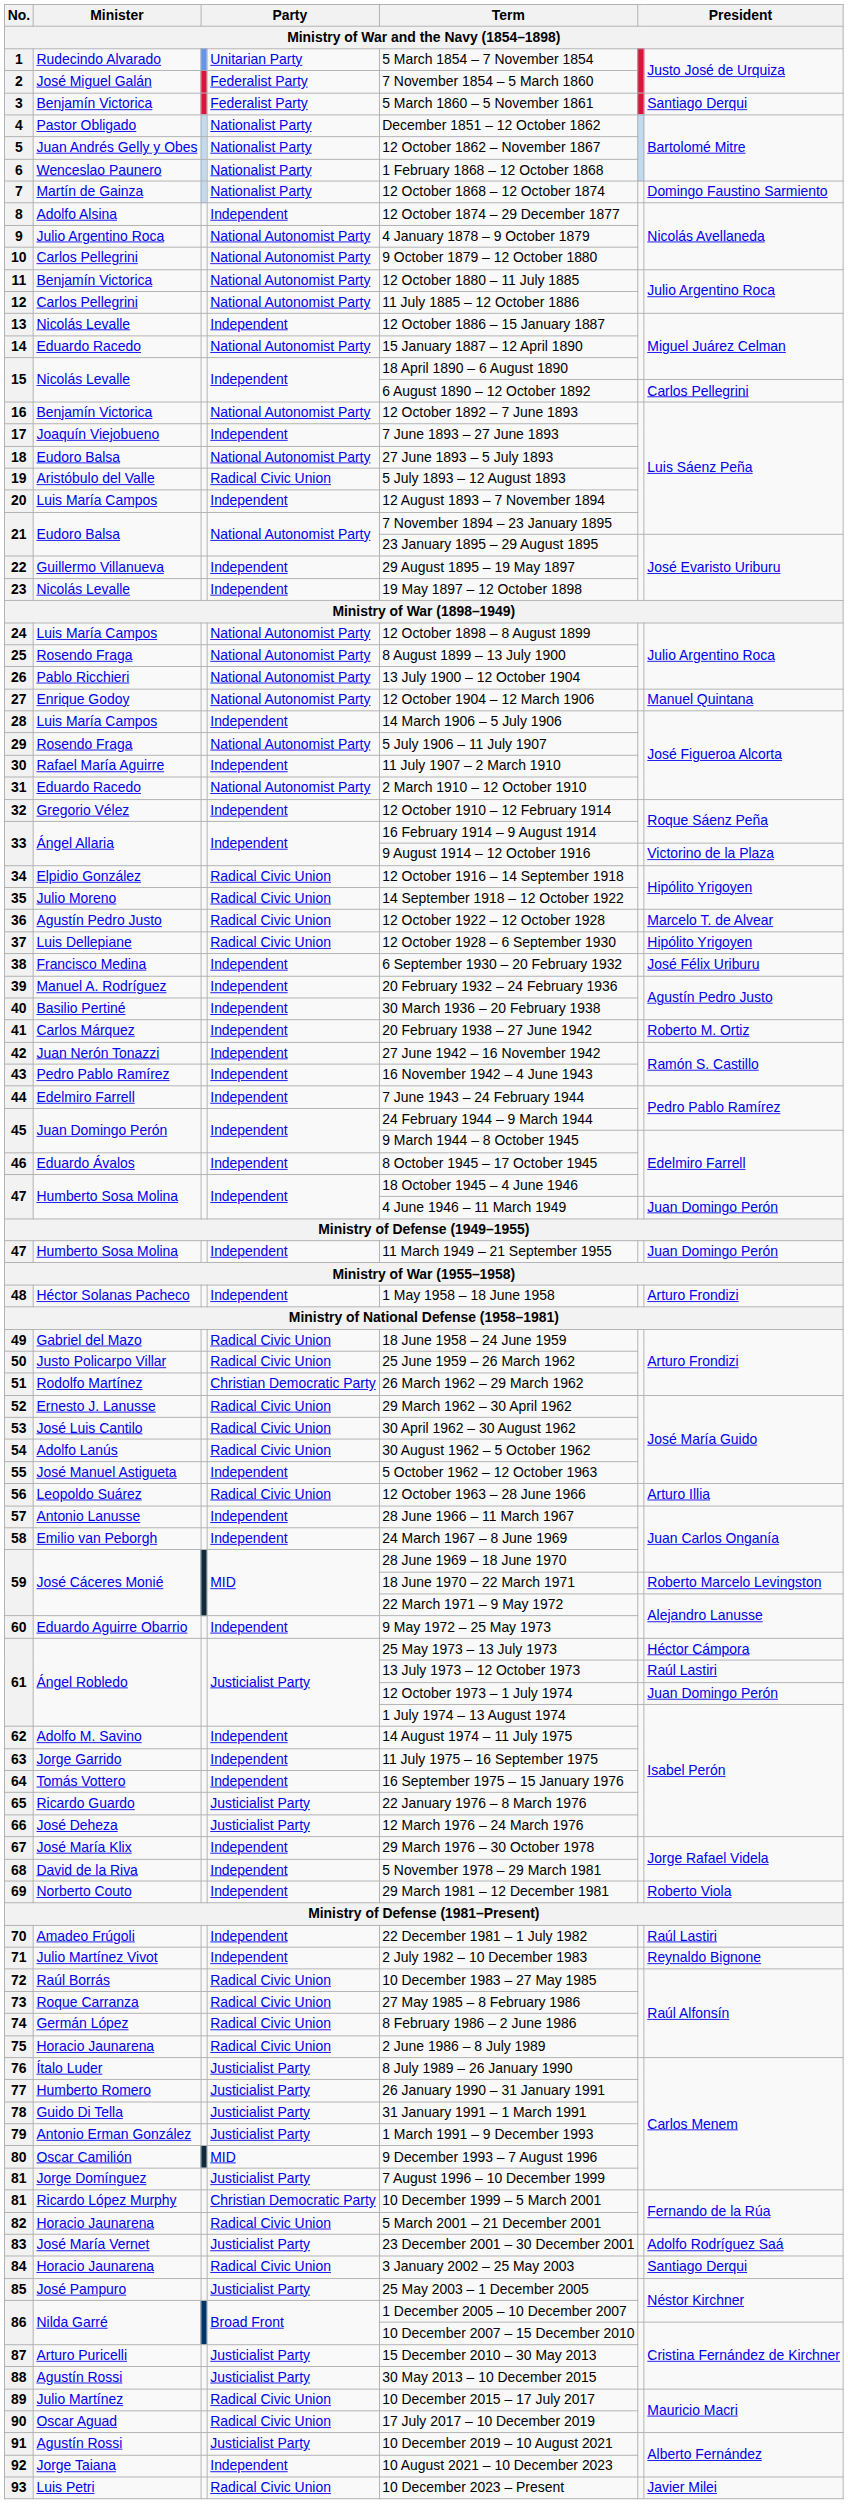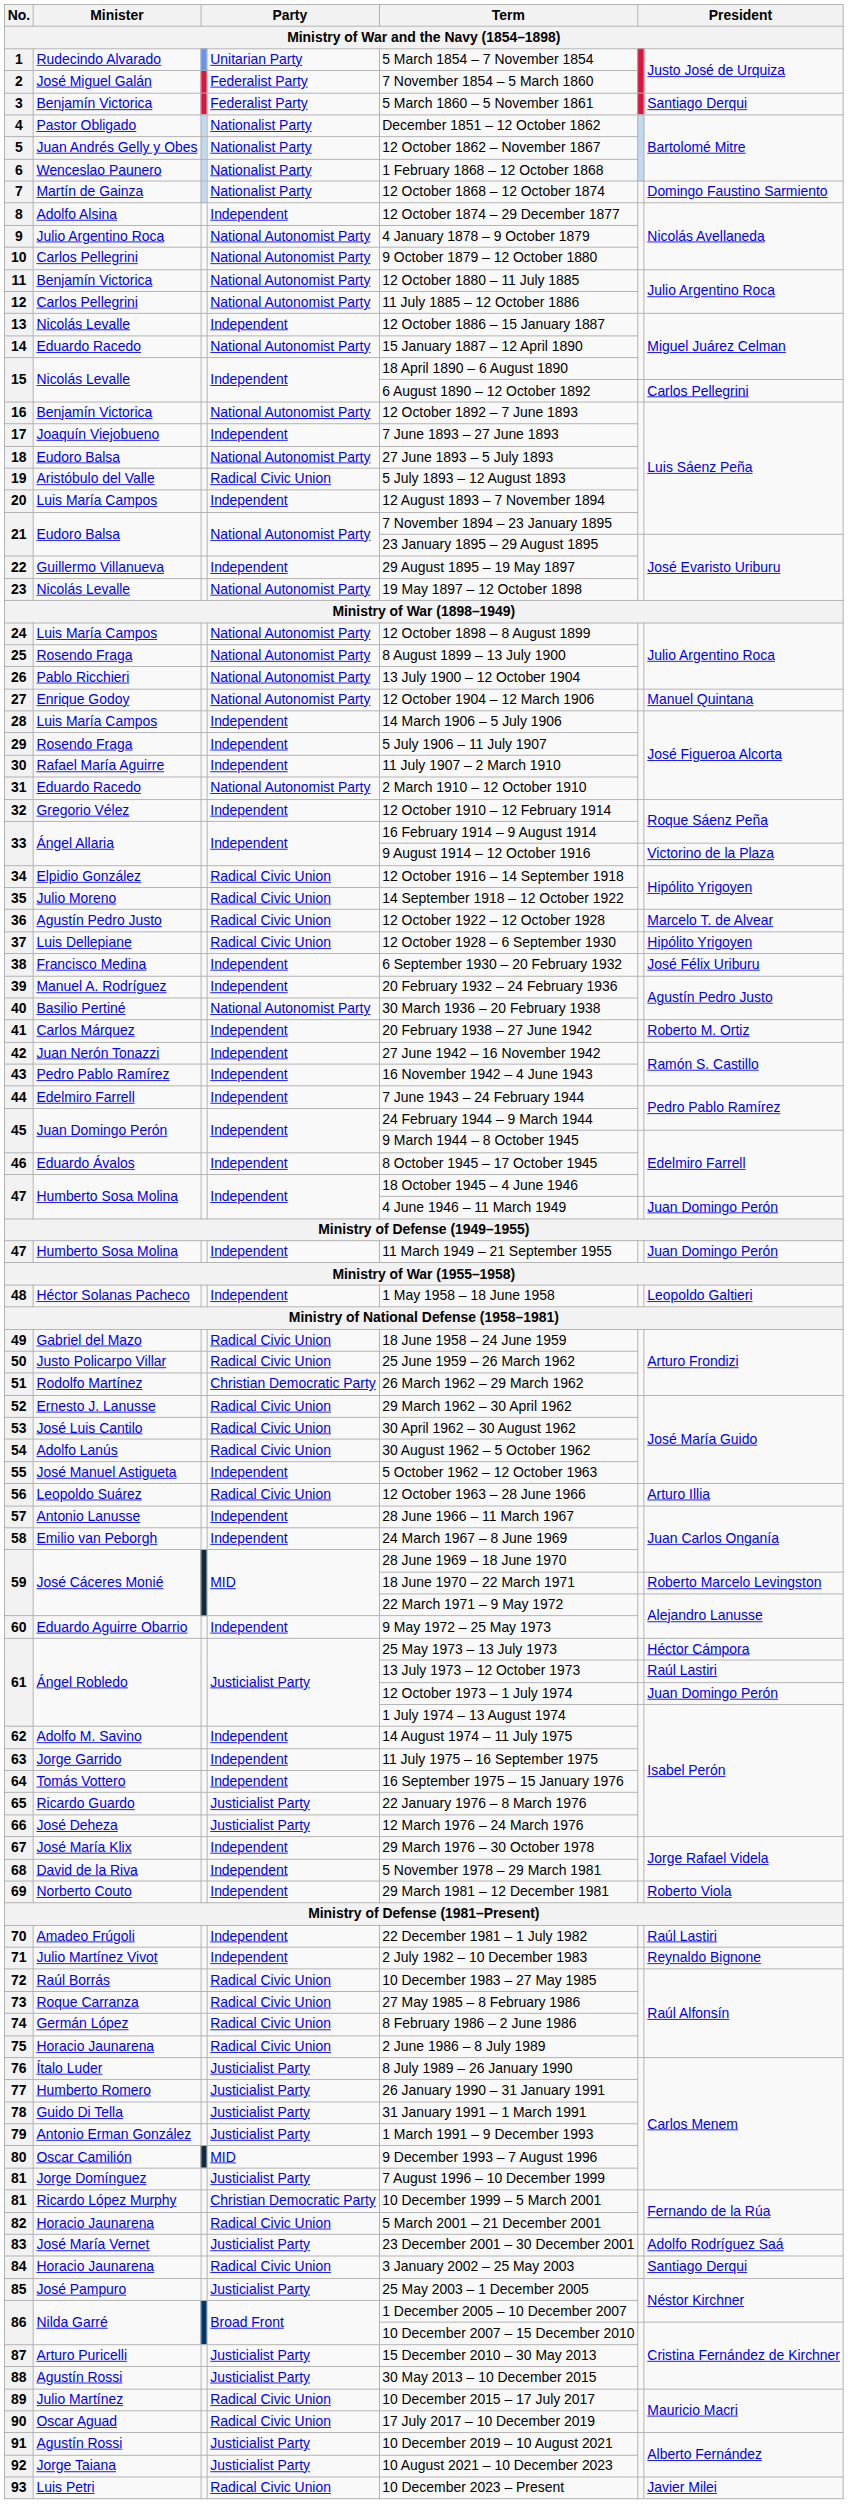(249, 589) Independent -> (290, 589) National Autonomist Party
(290, 744) National Autonomist Party -> (249, 744) Independent
(249, 1008) Independent -> (290, 1008) National Autonomist Party
(693, 1295) Arturo Frondizi -> (700, 1295) Leopoldo Galtieri
(249, 2466) Independent -> (260, 2466) Justicialist Party
